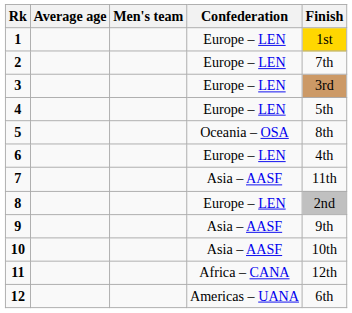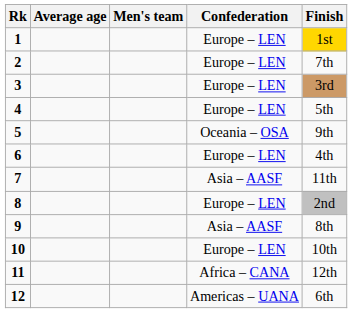(324, 132) 8th -> (324, 132) 9th
(324, 226) 9th -> (324, 226) 8th
(244, 249) Asia – AASF -> (244, 249) Europe – LEN
